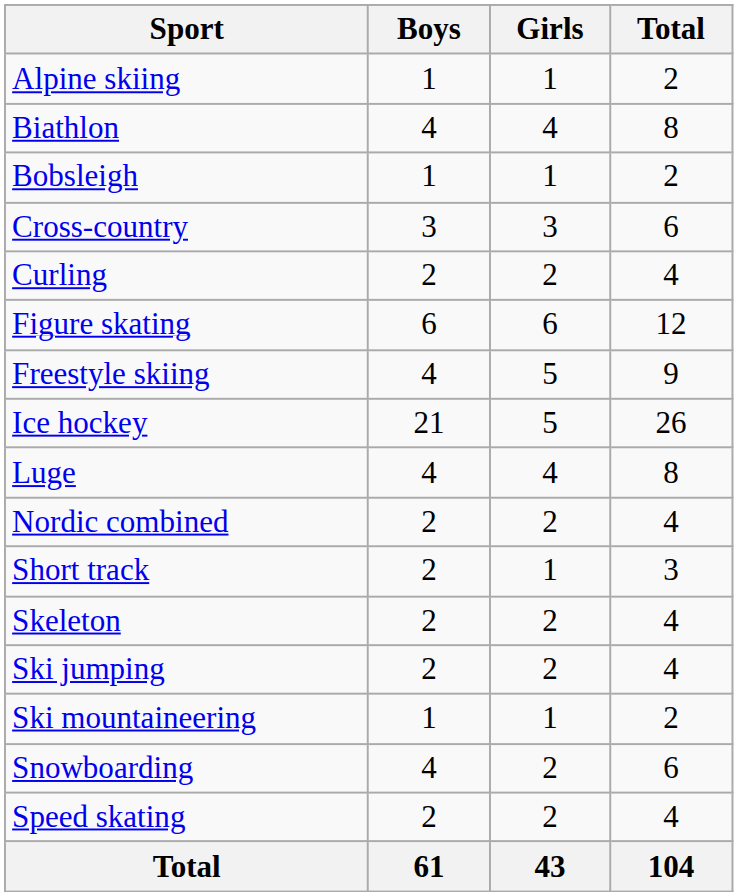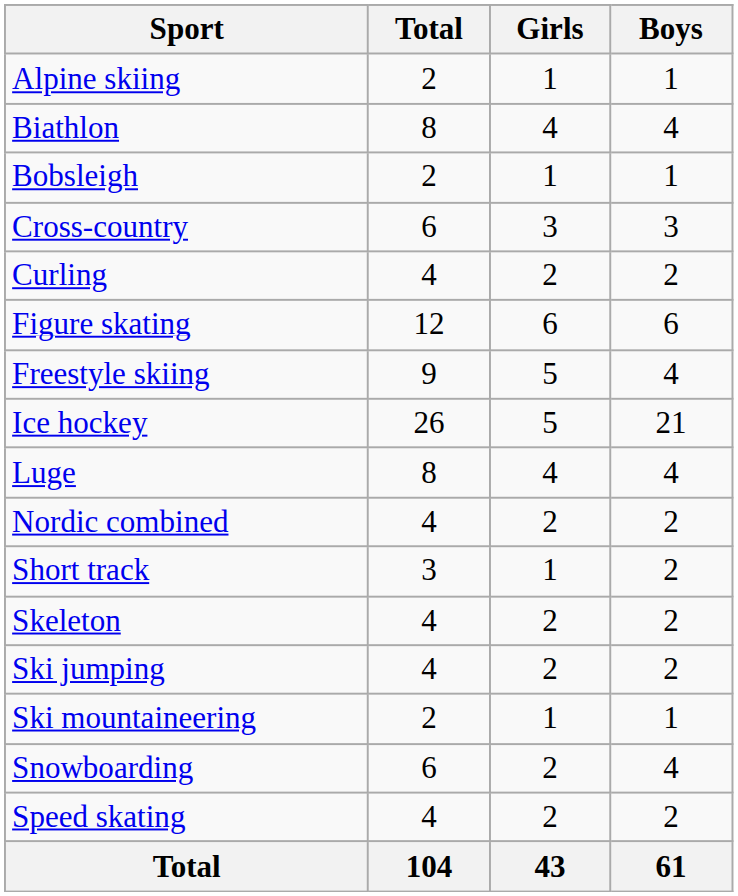columns swapped: (429, 29) <-> (671, 29)
